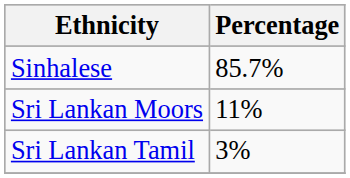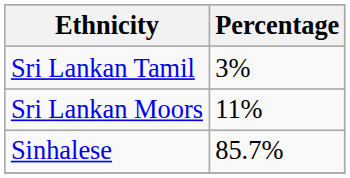rows swapped: (62, 67) <-> (103, 151)
